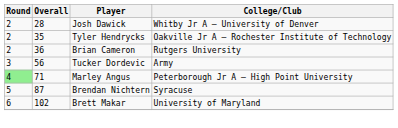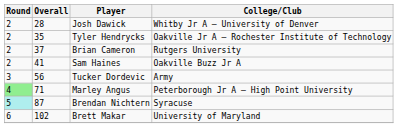(39, 50) 36 -> (39, 50) 37
+ row: (96, 63)
(9, 90) no background -> (9, 103) paleturquoise background
